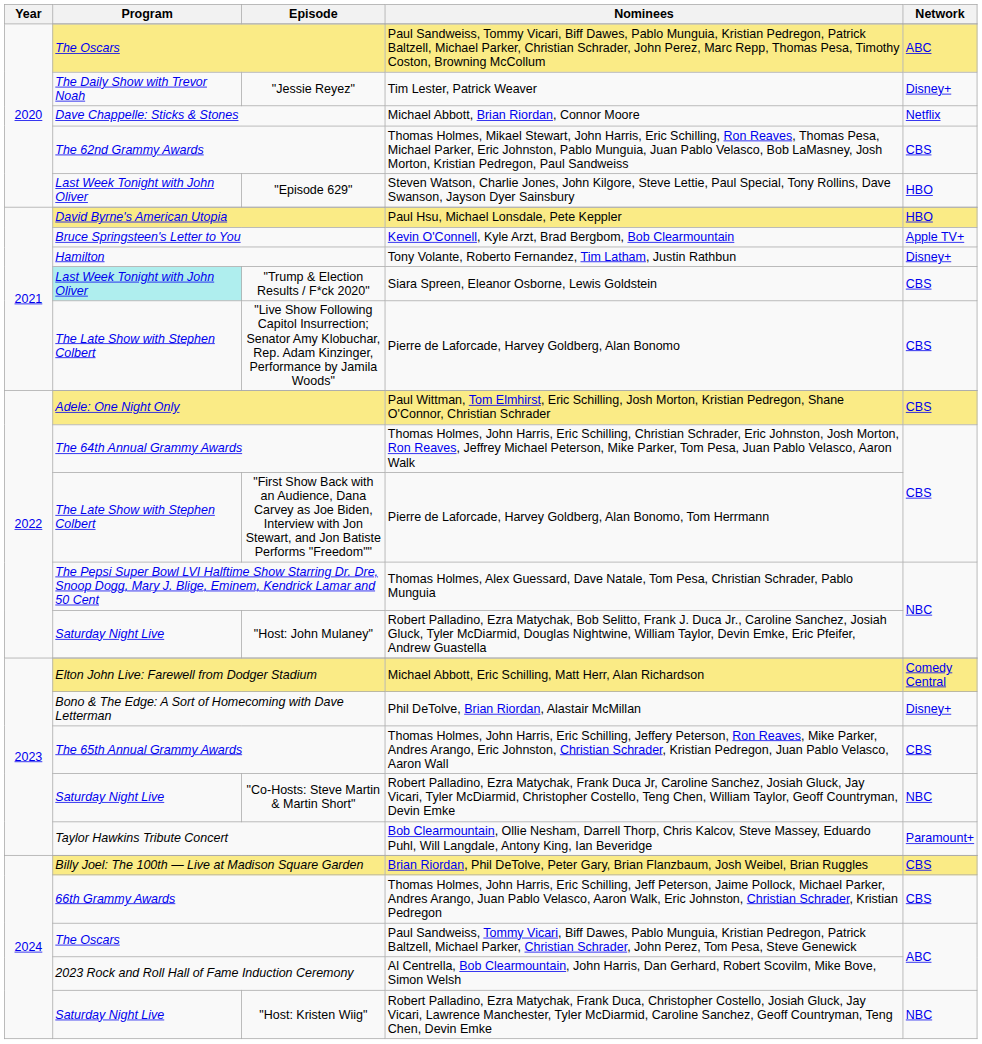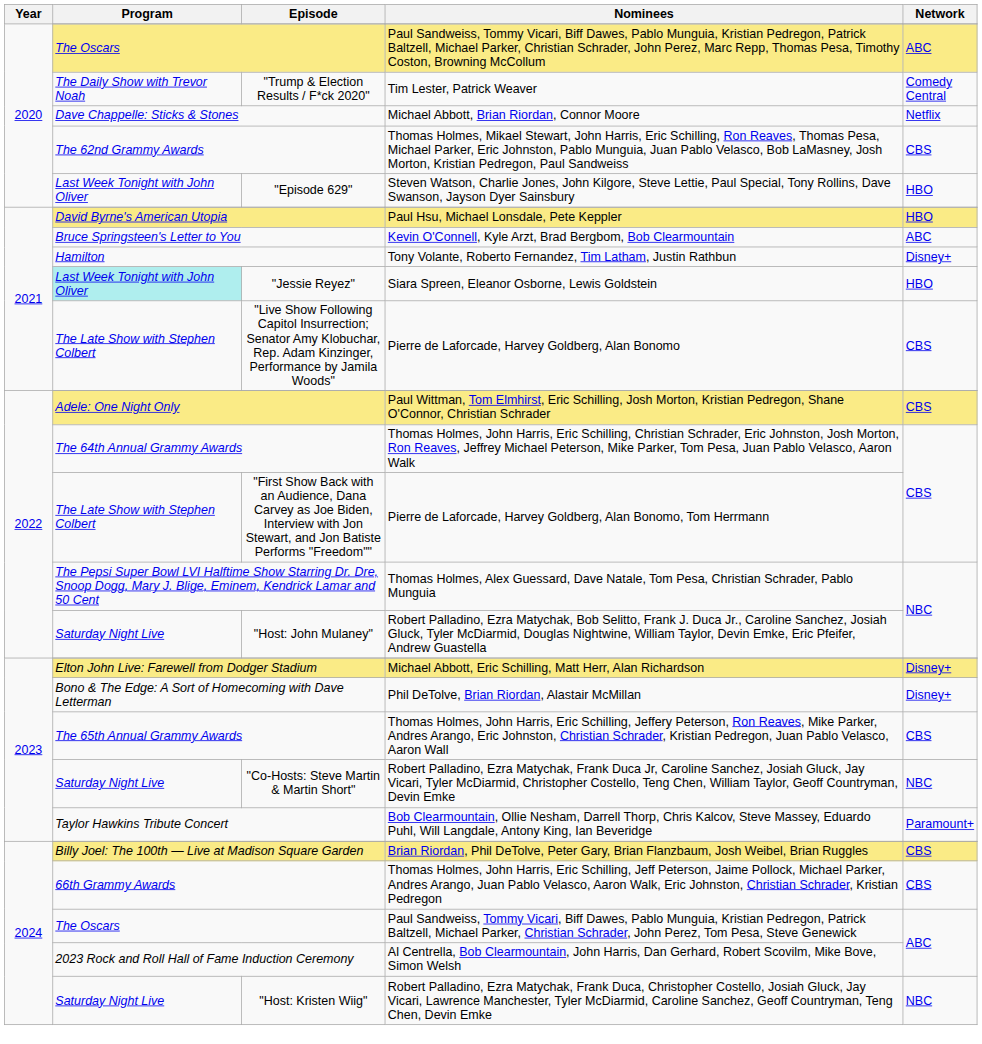(313, 89) "Jessie Reyez" -> (313, 89) "Trump & Election Results / F*ck 2020"
(929, 89) Disney+ -> (929, 89) Comedy Central
(935, 237) Apple TV+ -> (919, 237) ABC
(313, 283) "Trump & Election Results / F*ck 2020" -> (313, 283) "Jessie Reyez"
(919, 283) CBS -> (919, 283) HBO
(929, 675) Comedy Central -> (929, 668) Disney+
